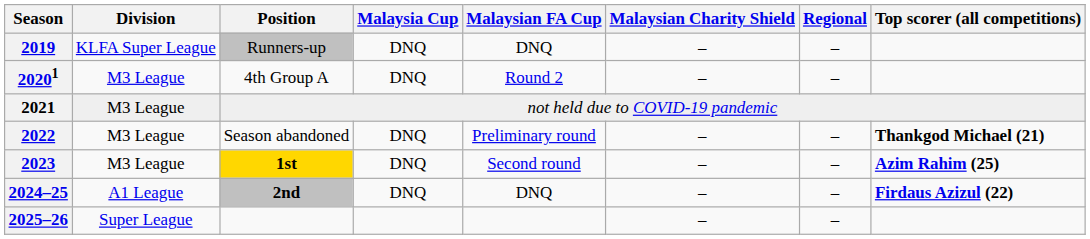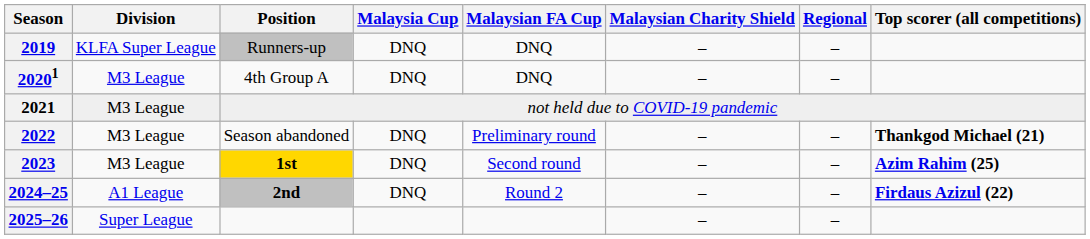(534, 77) Round 2 -> (534, 77) DNQ
(534, 192) DNQ -> (534, 192) Round 2
